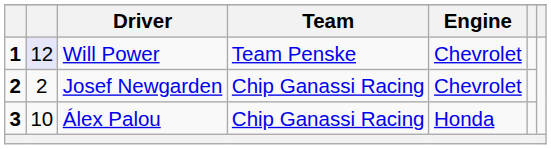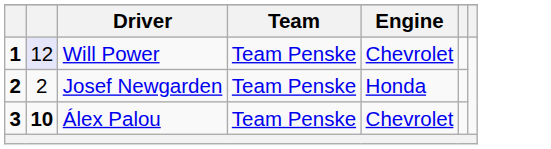(328, 86) Chip Ganassi Racing -> (294, 86) Team Penske
(478, 86) Chevrolet -> (396, 86) Honda
(42, 119) normal -> (42, 119) bold
(328, 119) Chip Ganassi Racing -> (294, 119) Team Penske
(464, 119) Honda -> (409, 119) Chevrolet
